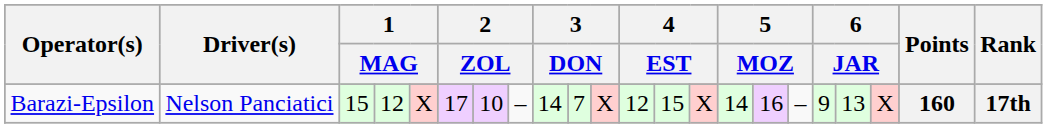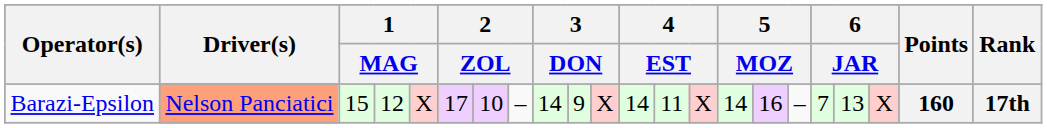(249, 102) no background -> (249, 102) lightsalmon background
(579, 102) 7 -> (579, 102) 9
(637, 102) 12 -> (637, 102) 14
(672, 102) 15 -> (672, 102) 11
(824, 102) 9 -> (823, 102) 7
